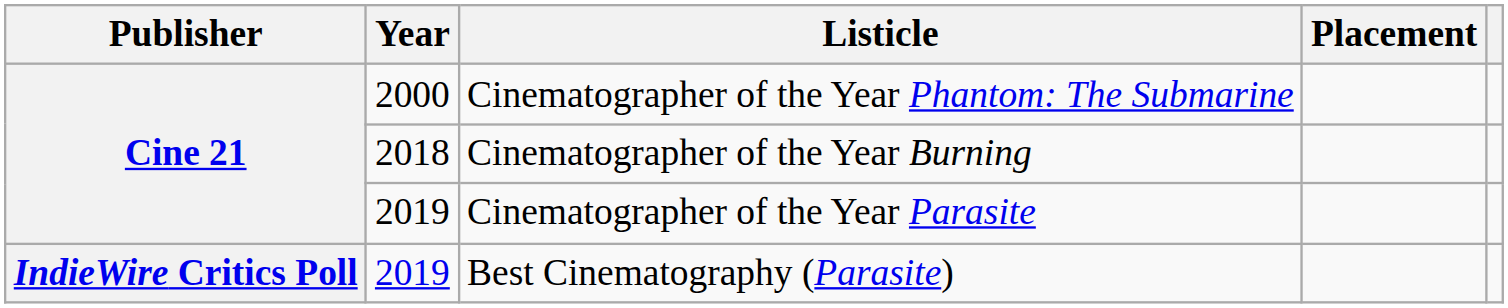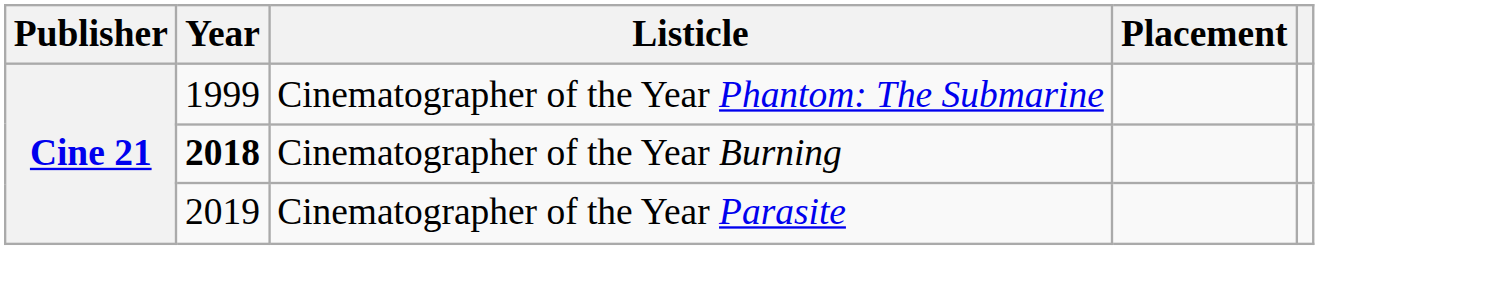(412, 93) 2000 -> (222, 93) 1999
(412, 152) normal -> (222, 152) bold
- row: (710, 271)
